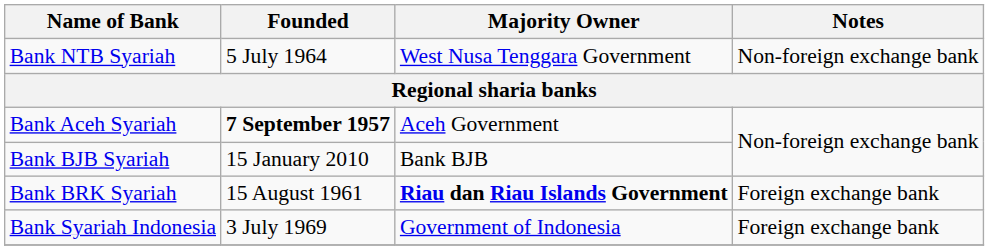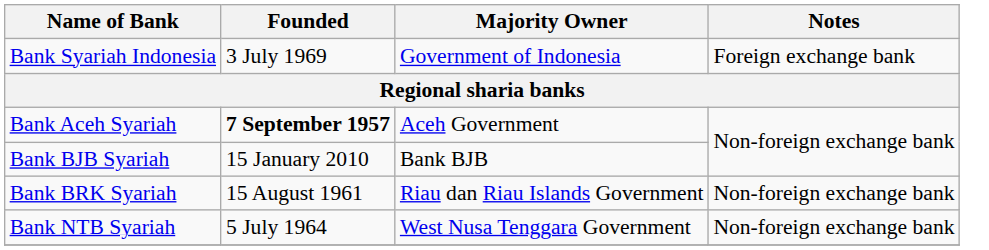rows swapped: (113, 227) <-> (92, 55)
(564, 192) bold -> (552, 192) normal
(838, 192) Foreign exchange bank -> (834, 192) Non-foreign exchange bank
